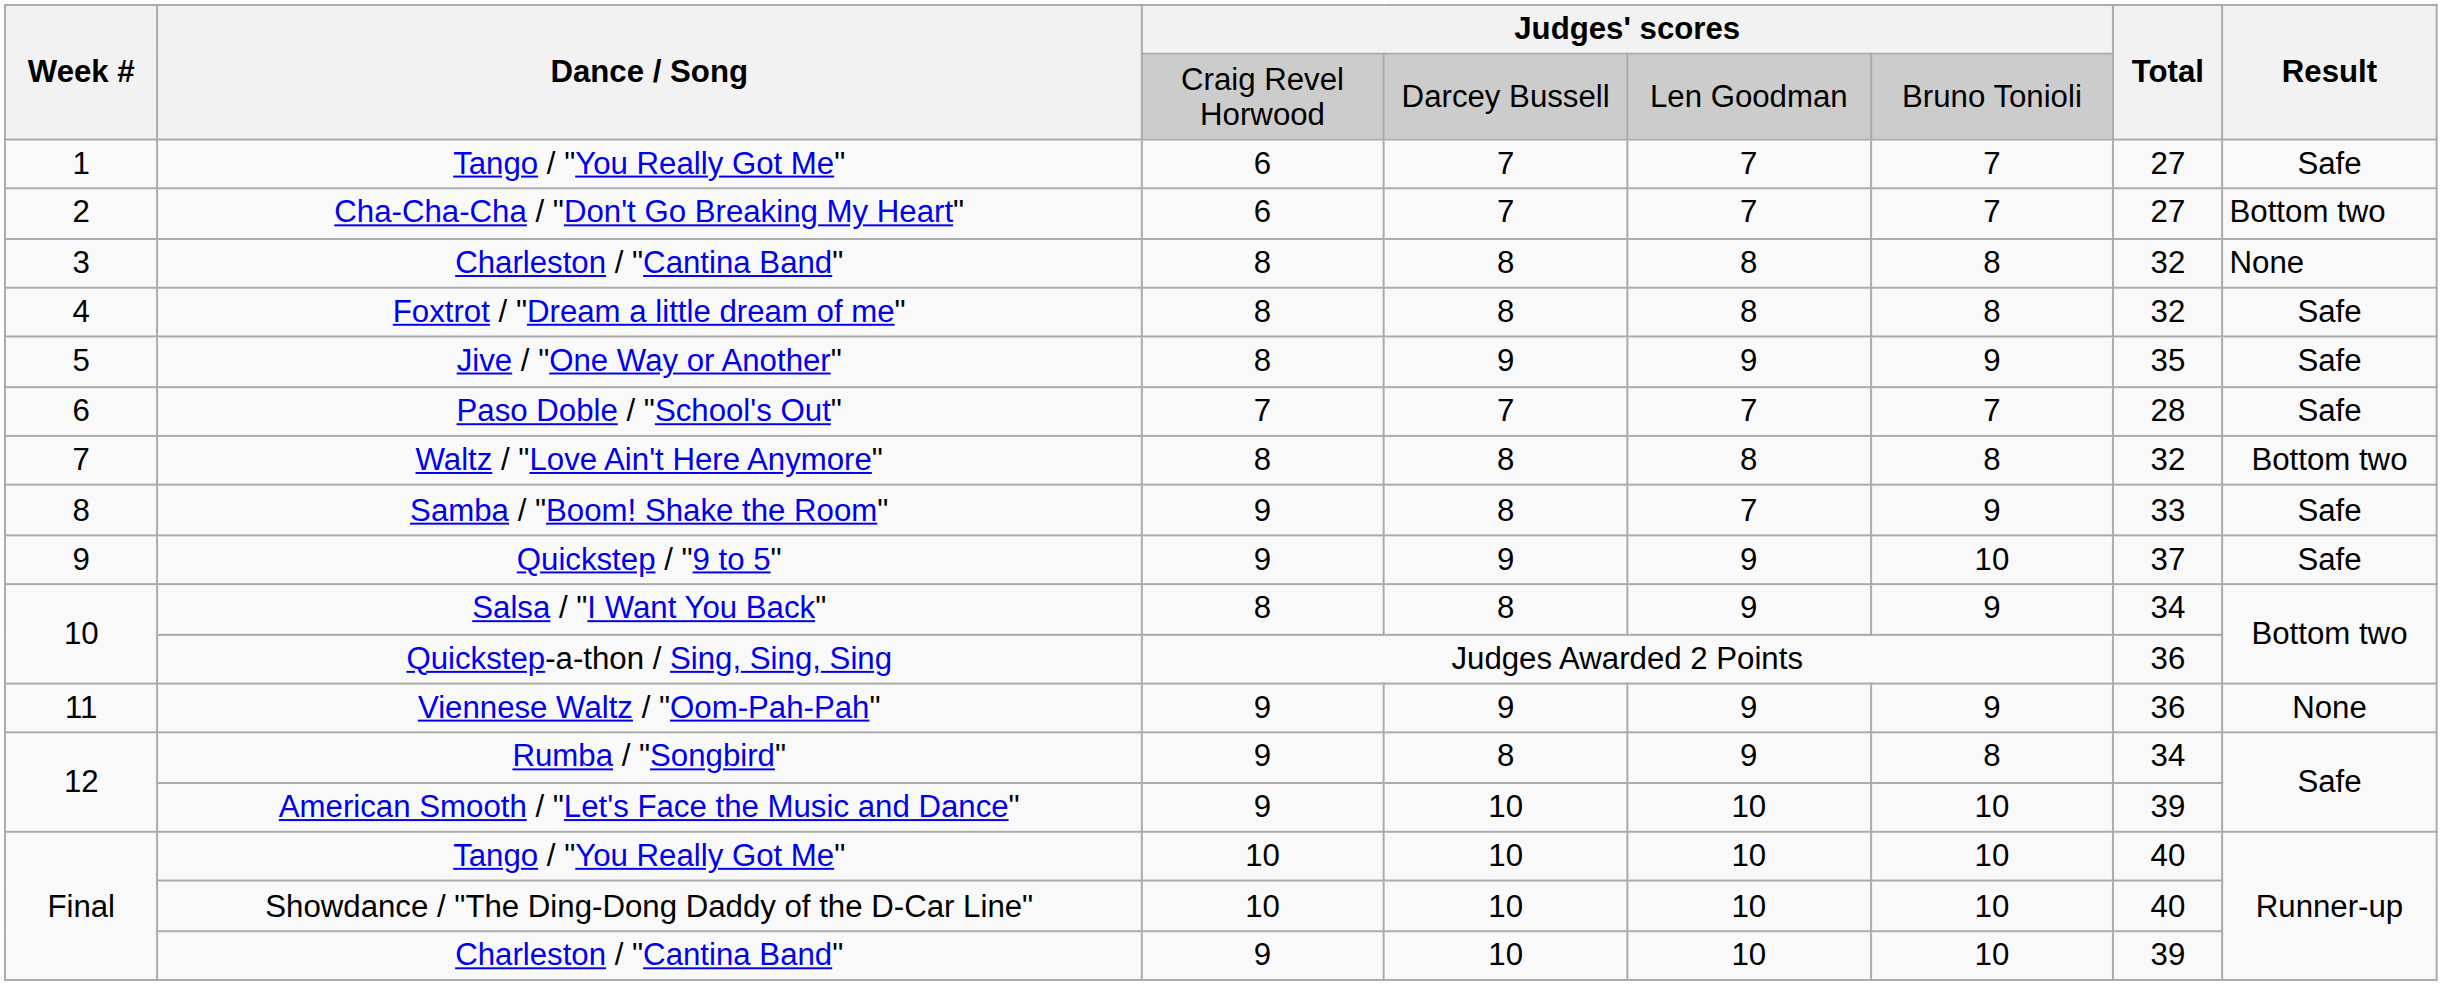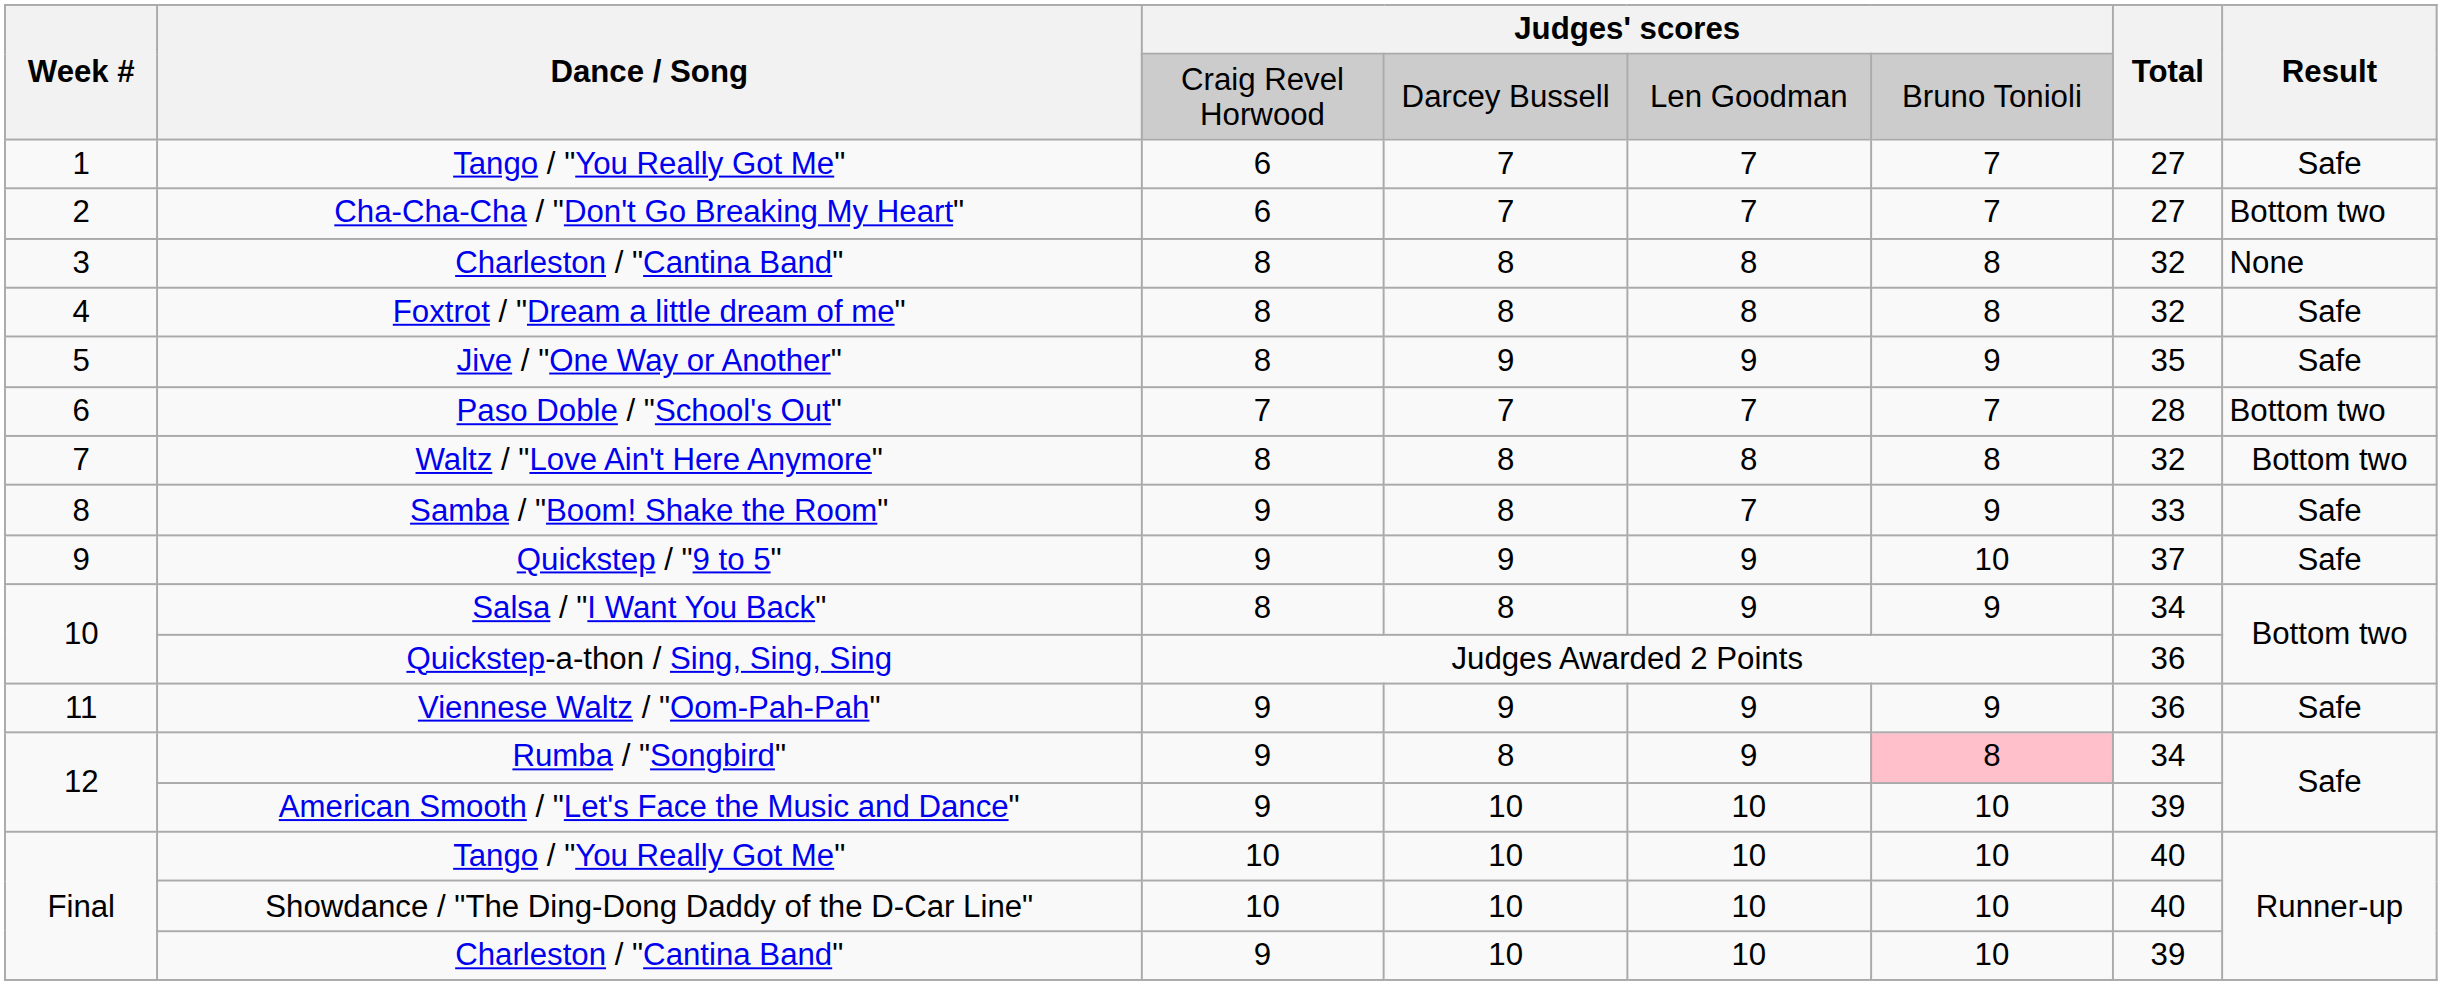(2329, 410) Safe -> (2308, 410) Bottom two
(2329, 707) None -> (2329, 707) Safe
(1992, 757) no background -> (1992, 757) pink background
